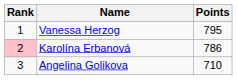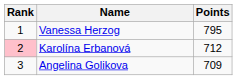(213, 48) 786 -> (213, 48) 712
(213, 65) 710 -> (213, 65) 709
